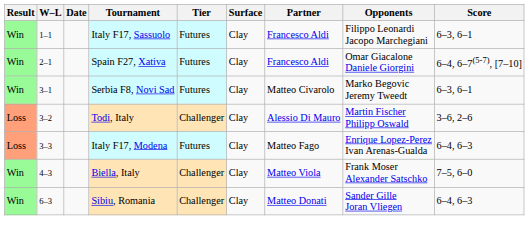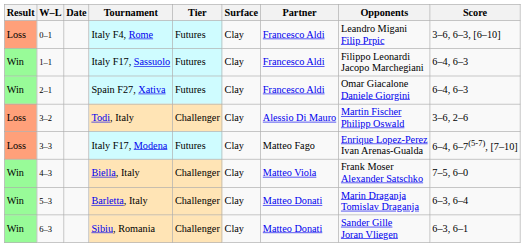+ row: (122, 34)
(455, 34) 6–3, 6–1 -> (450, 62) 6–4, 6–3
(479, 62) 6–4, 6–7(5-7), [7–10] -> (450, 90) 6–4, 6–3
- row: (133, 90)
(455, 145) 6–4, 6–3 -> (475, 145) 6–4, 6–7(5-7), [7–10]
+ row: (120, 201)
(455, 201) 6–4, 6–3 -> (450, 228) 6–3, 6–1
